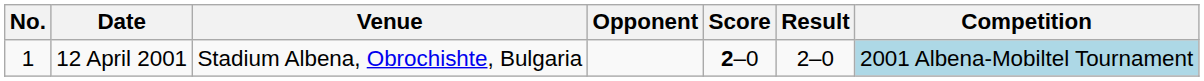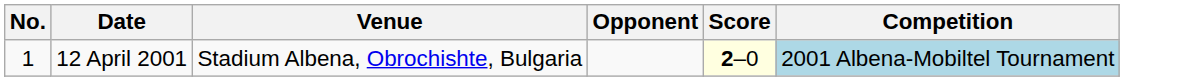- column: (815, 22)
(740, 57) no background -> (740, 57) lightyellow background
